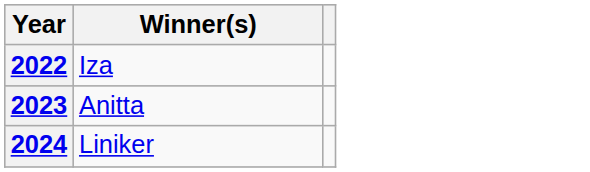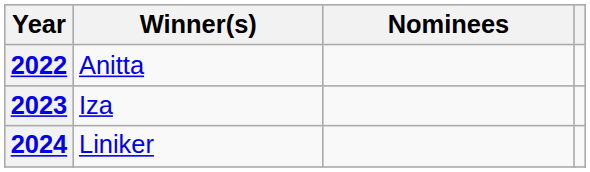+ column: (448, 24)
(96, 65) Iza -> (112, 65) Anitta
(112, 105) Anitta -> (96, 105) Iza
